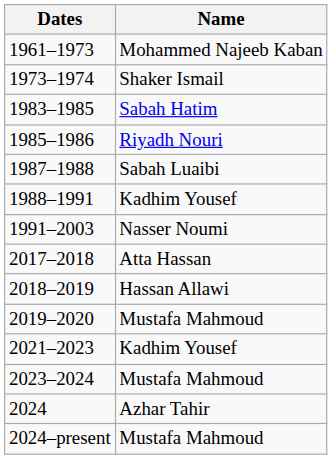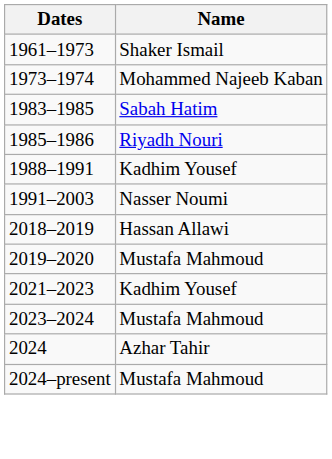(221, 49) Mohammed Najeeb Kaban -> (172, 49) Shaker Ismail
(172, 79) Shaker Ismail -> (221, 79) Mohammed Najeeb Kaban
- row: (51, 169)
- row: (51, 259)
